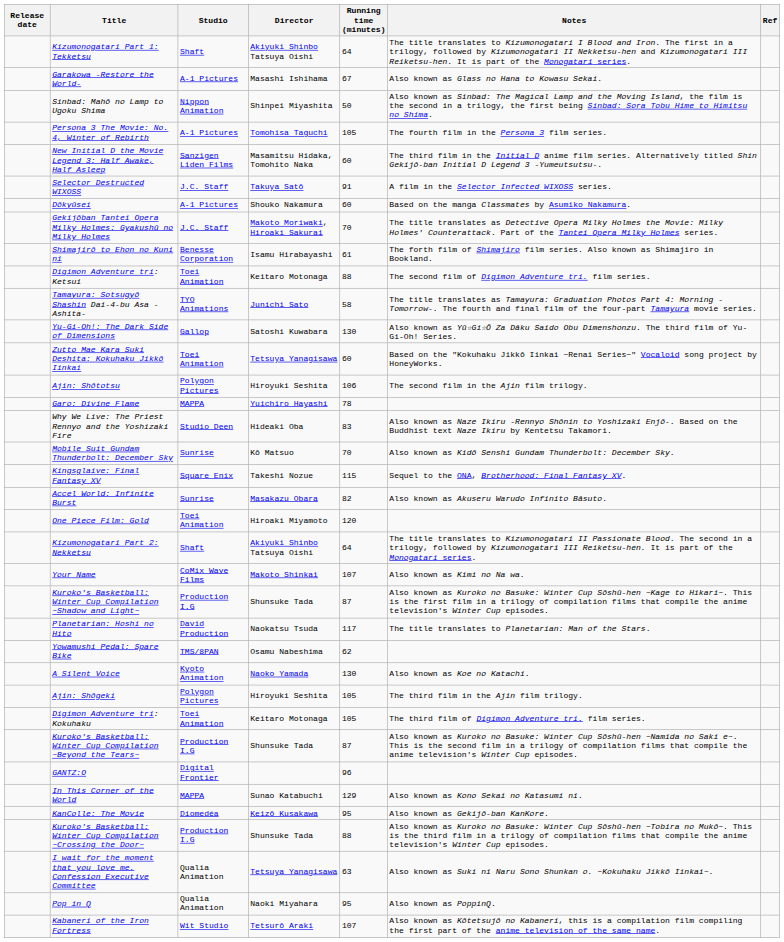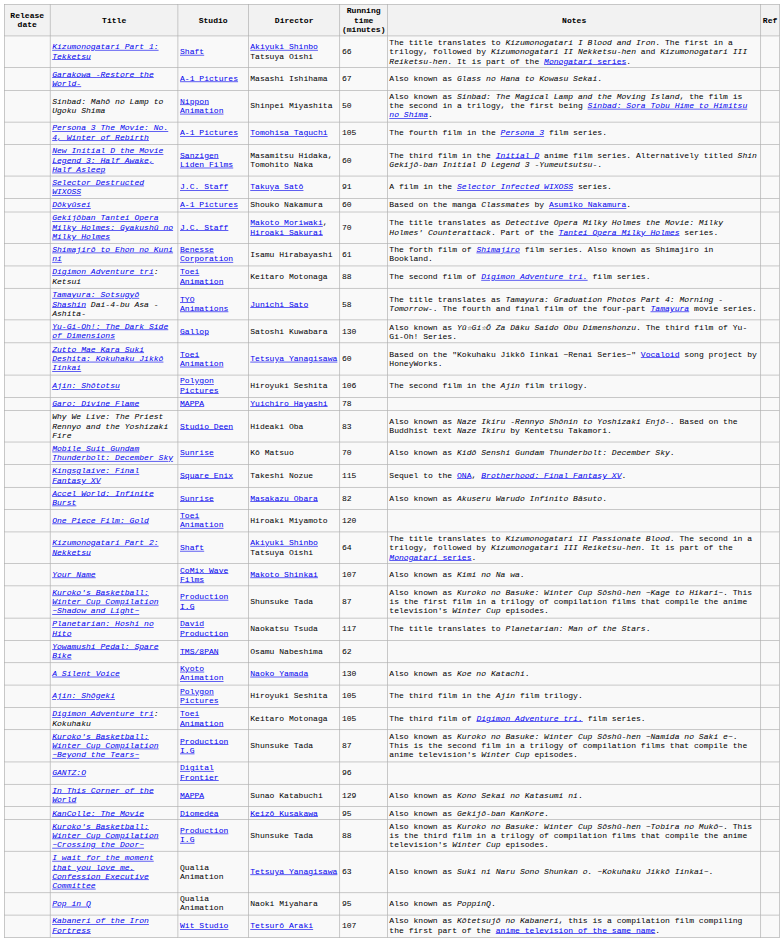(347, 52) 64 -> (347, 52) 66
